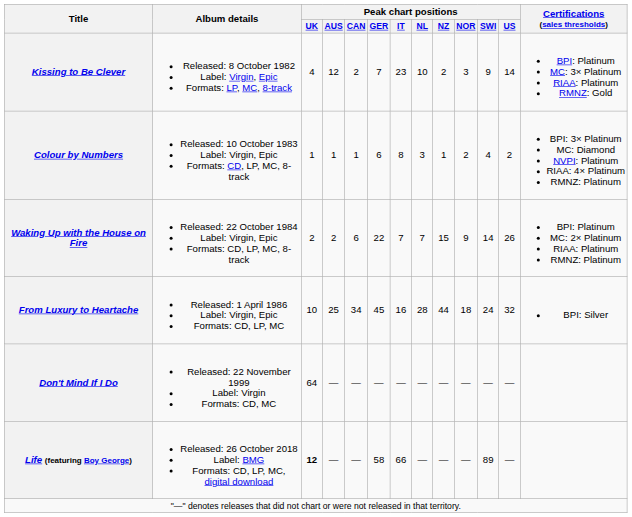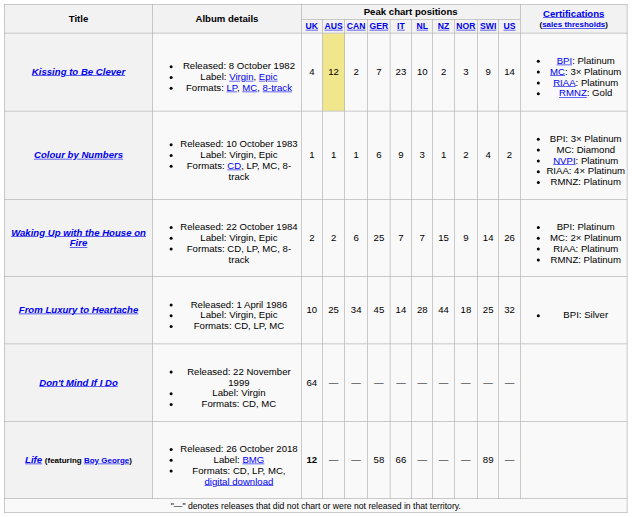(334, 72) no background -> (334, 72) khaki background
(401, 155) 8 -> (401, 155) 9
(379, 238) 22 -> (379, 238) 25
(401, 310) 16 -> (401, 310) 14
(488, 310) 24 -> (488, 310) 25
